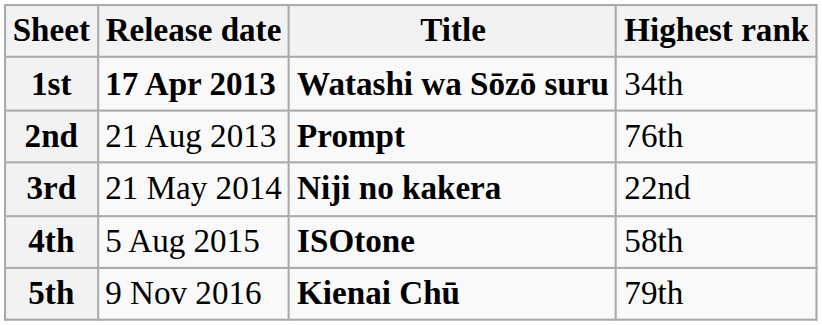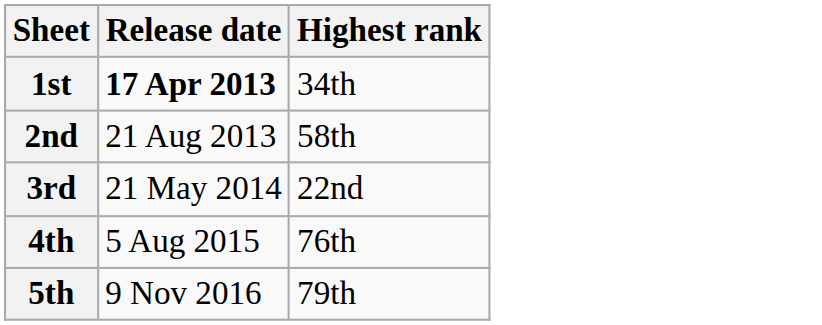- column: (453, 30)
(654, 135) 76th -> (327, 135) 58th
(654, 240) 58th -> (327, 240) 76th
